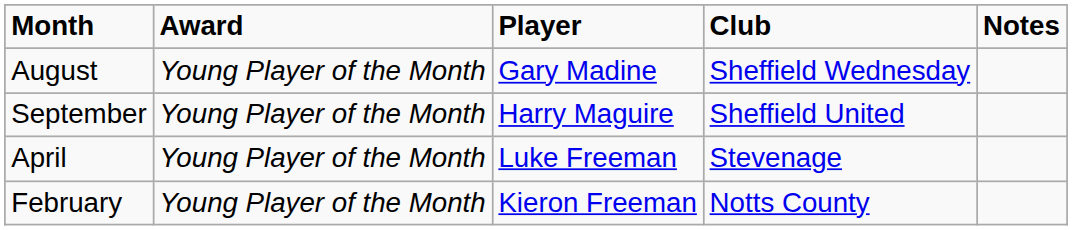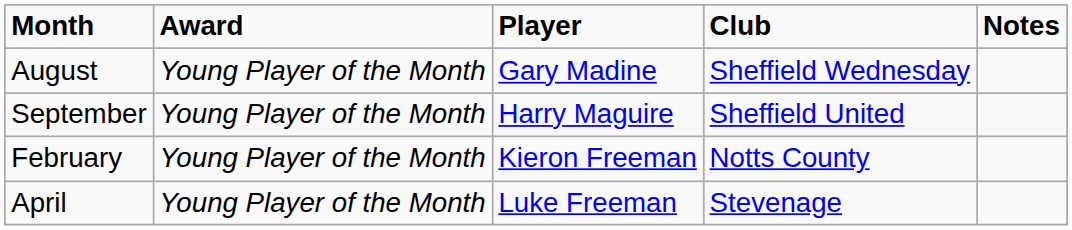rows swapped: (67, 202) <-> (39, 158)
